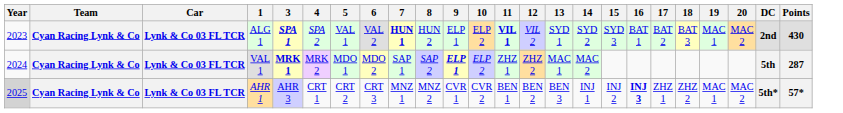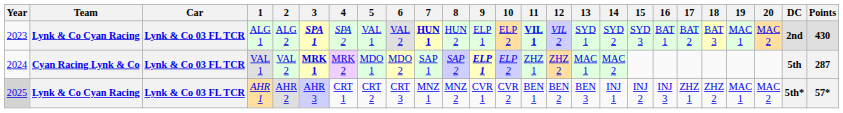+ column: (286, 12)
(86, 35) Cyan Racing Lynk & Co -> (86, 35) Lynk & Co Cyan Racing
(86, 92) Cyan Racing Lynk & Co -> (86, 92) Lynk & Co Cyan Racing
(639, 92) bold -> (665, 92) normal
